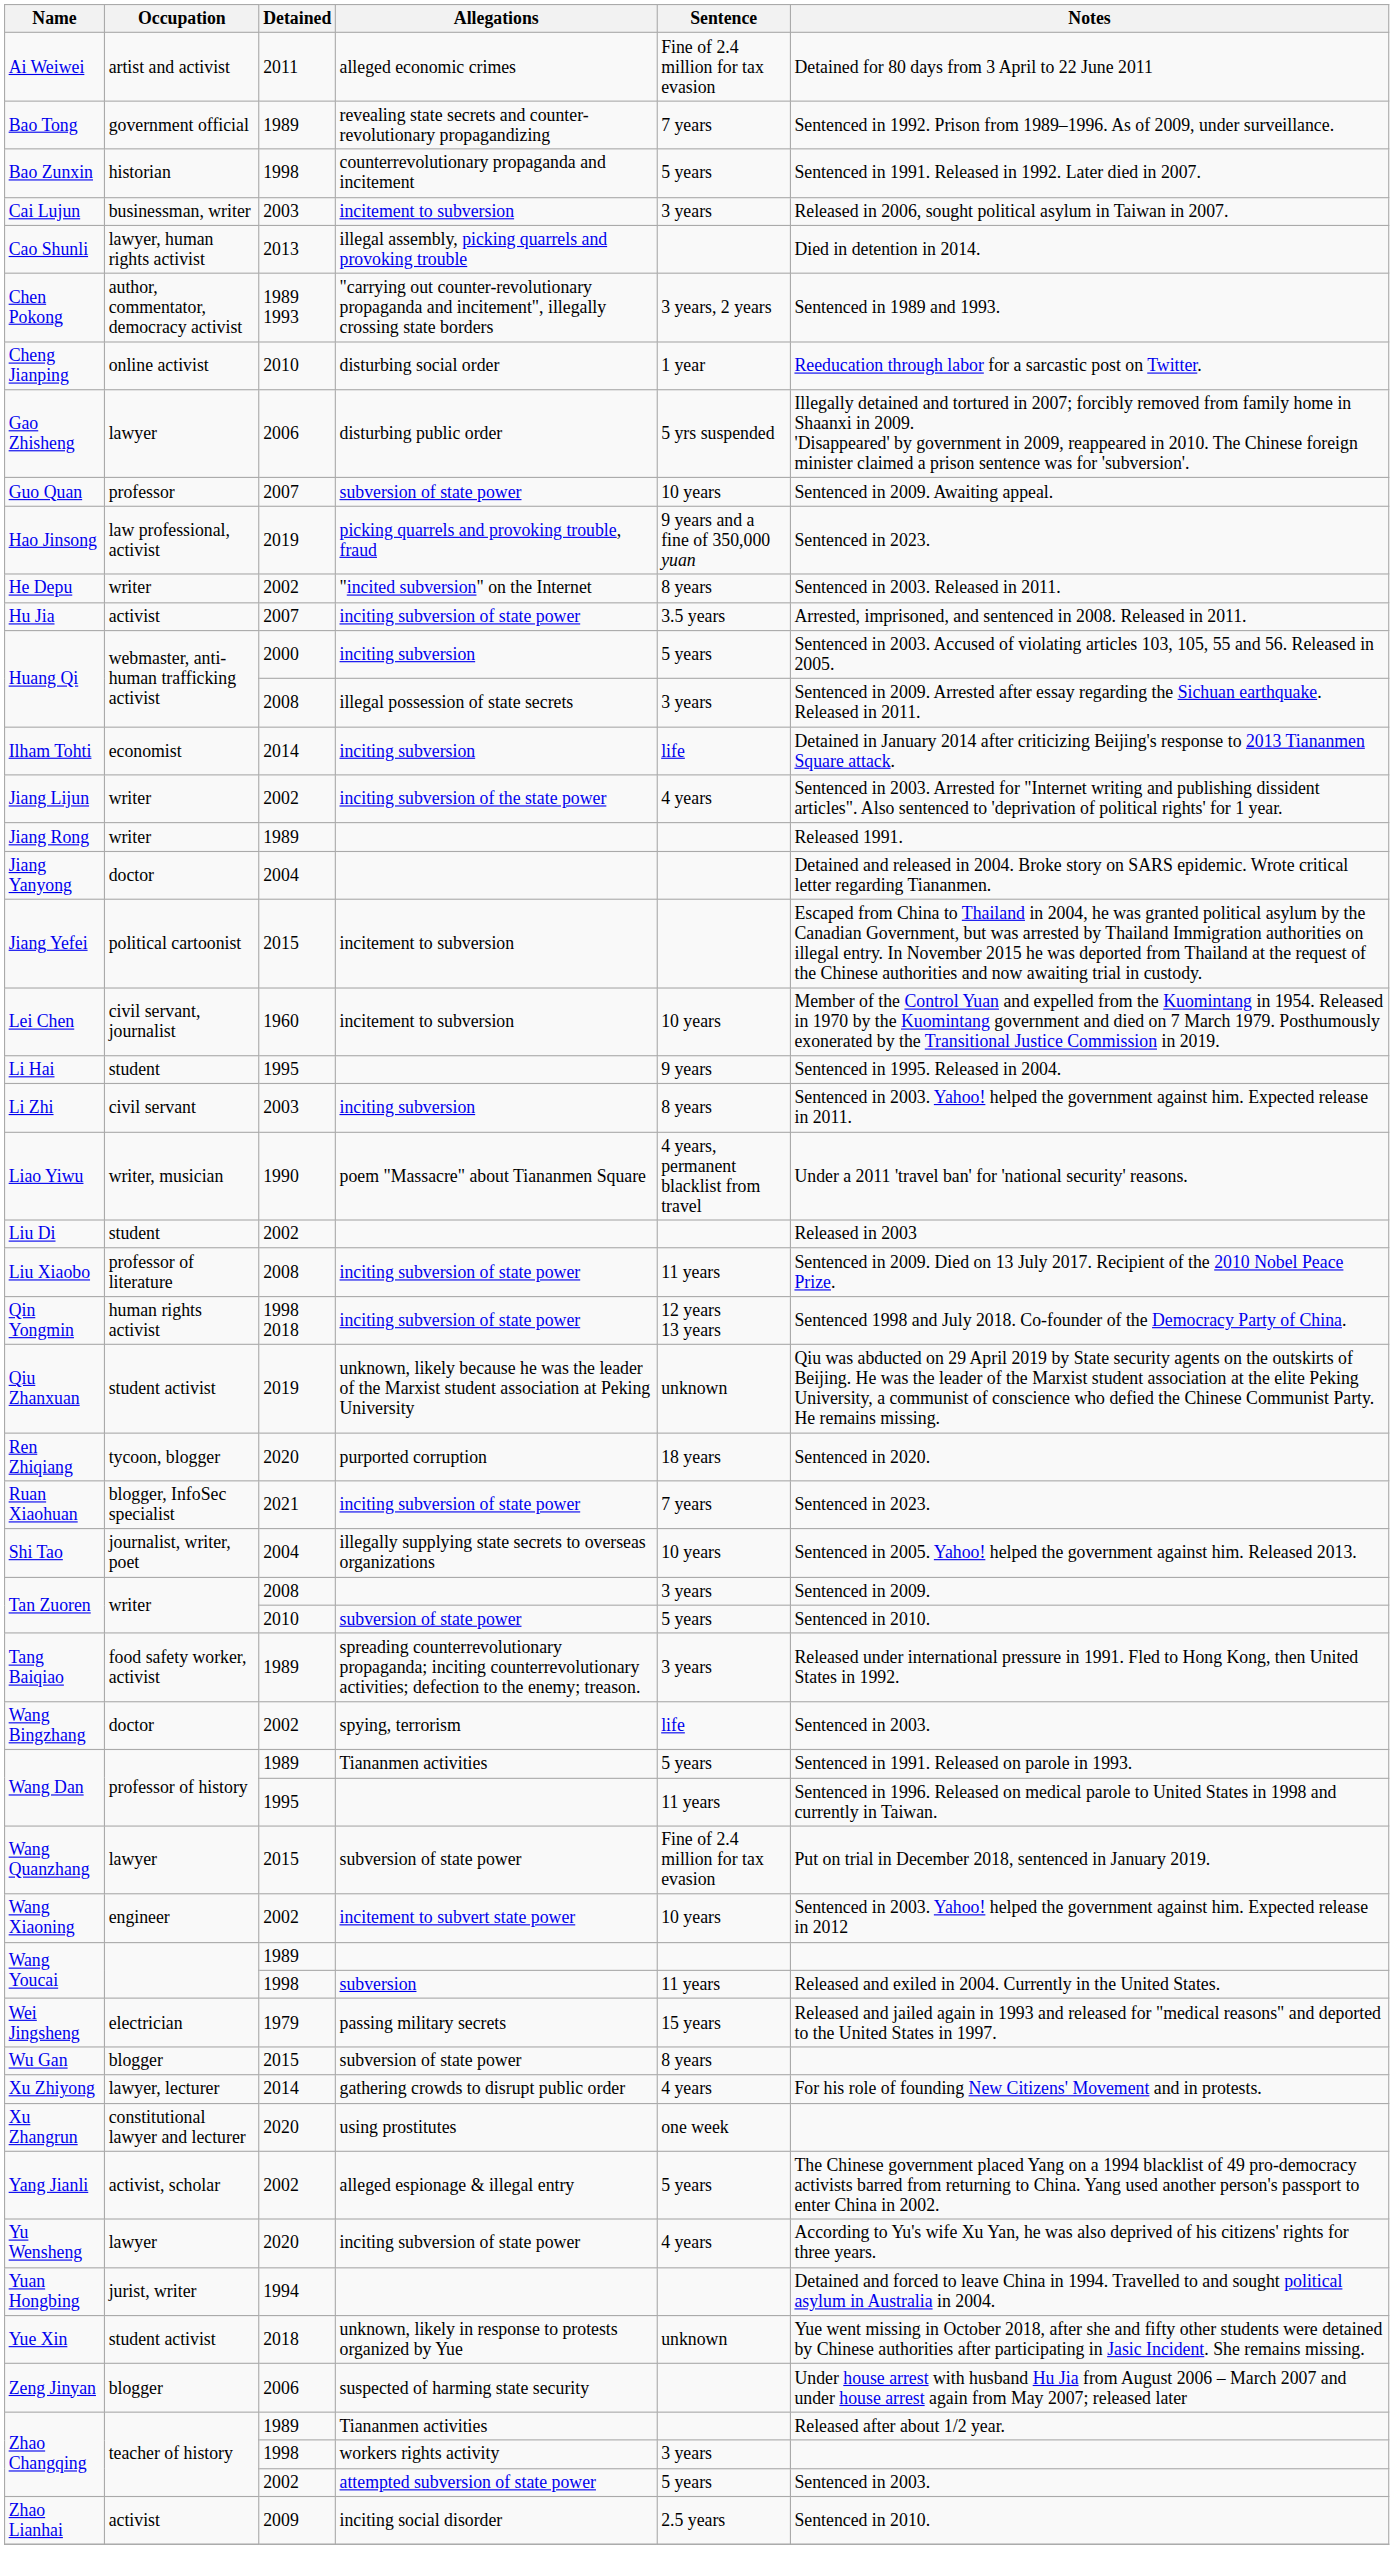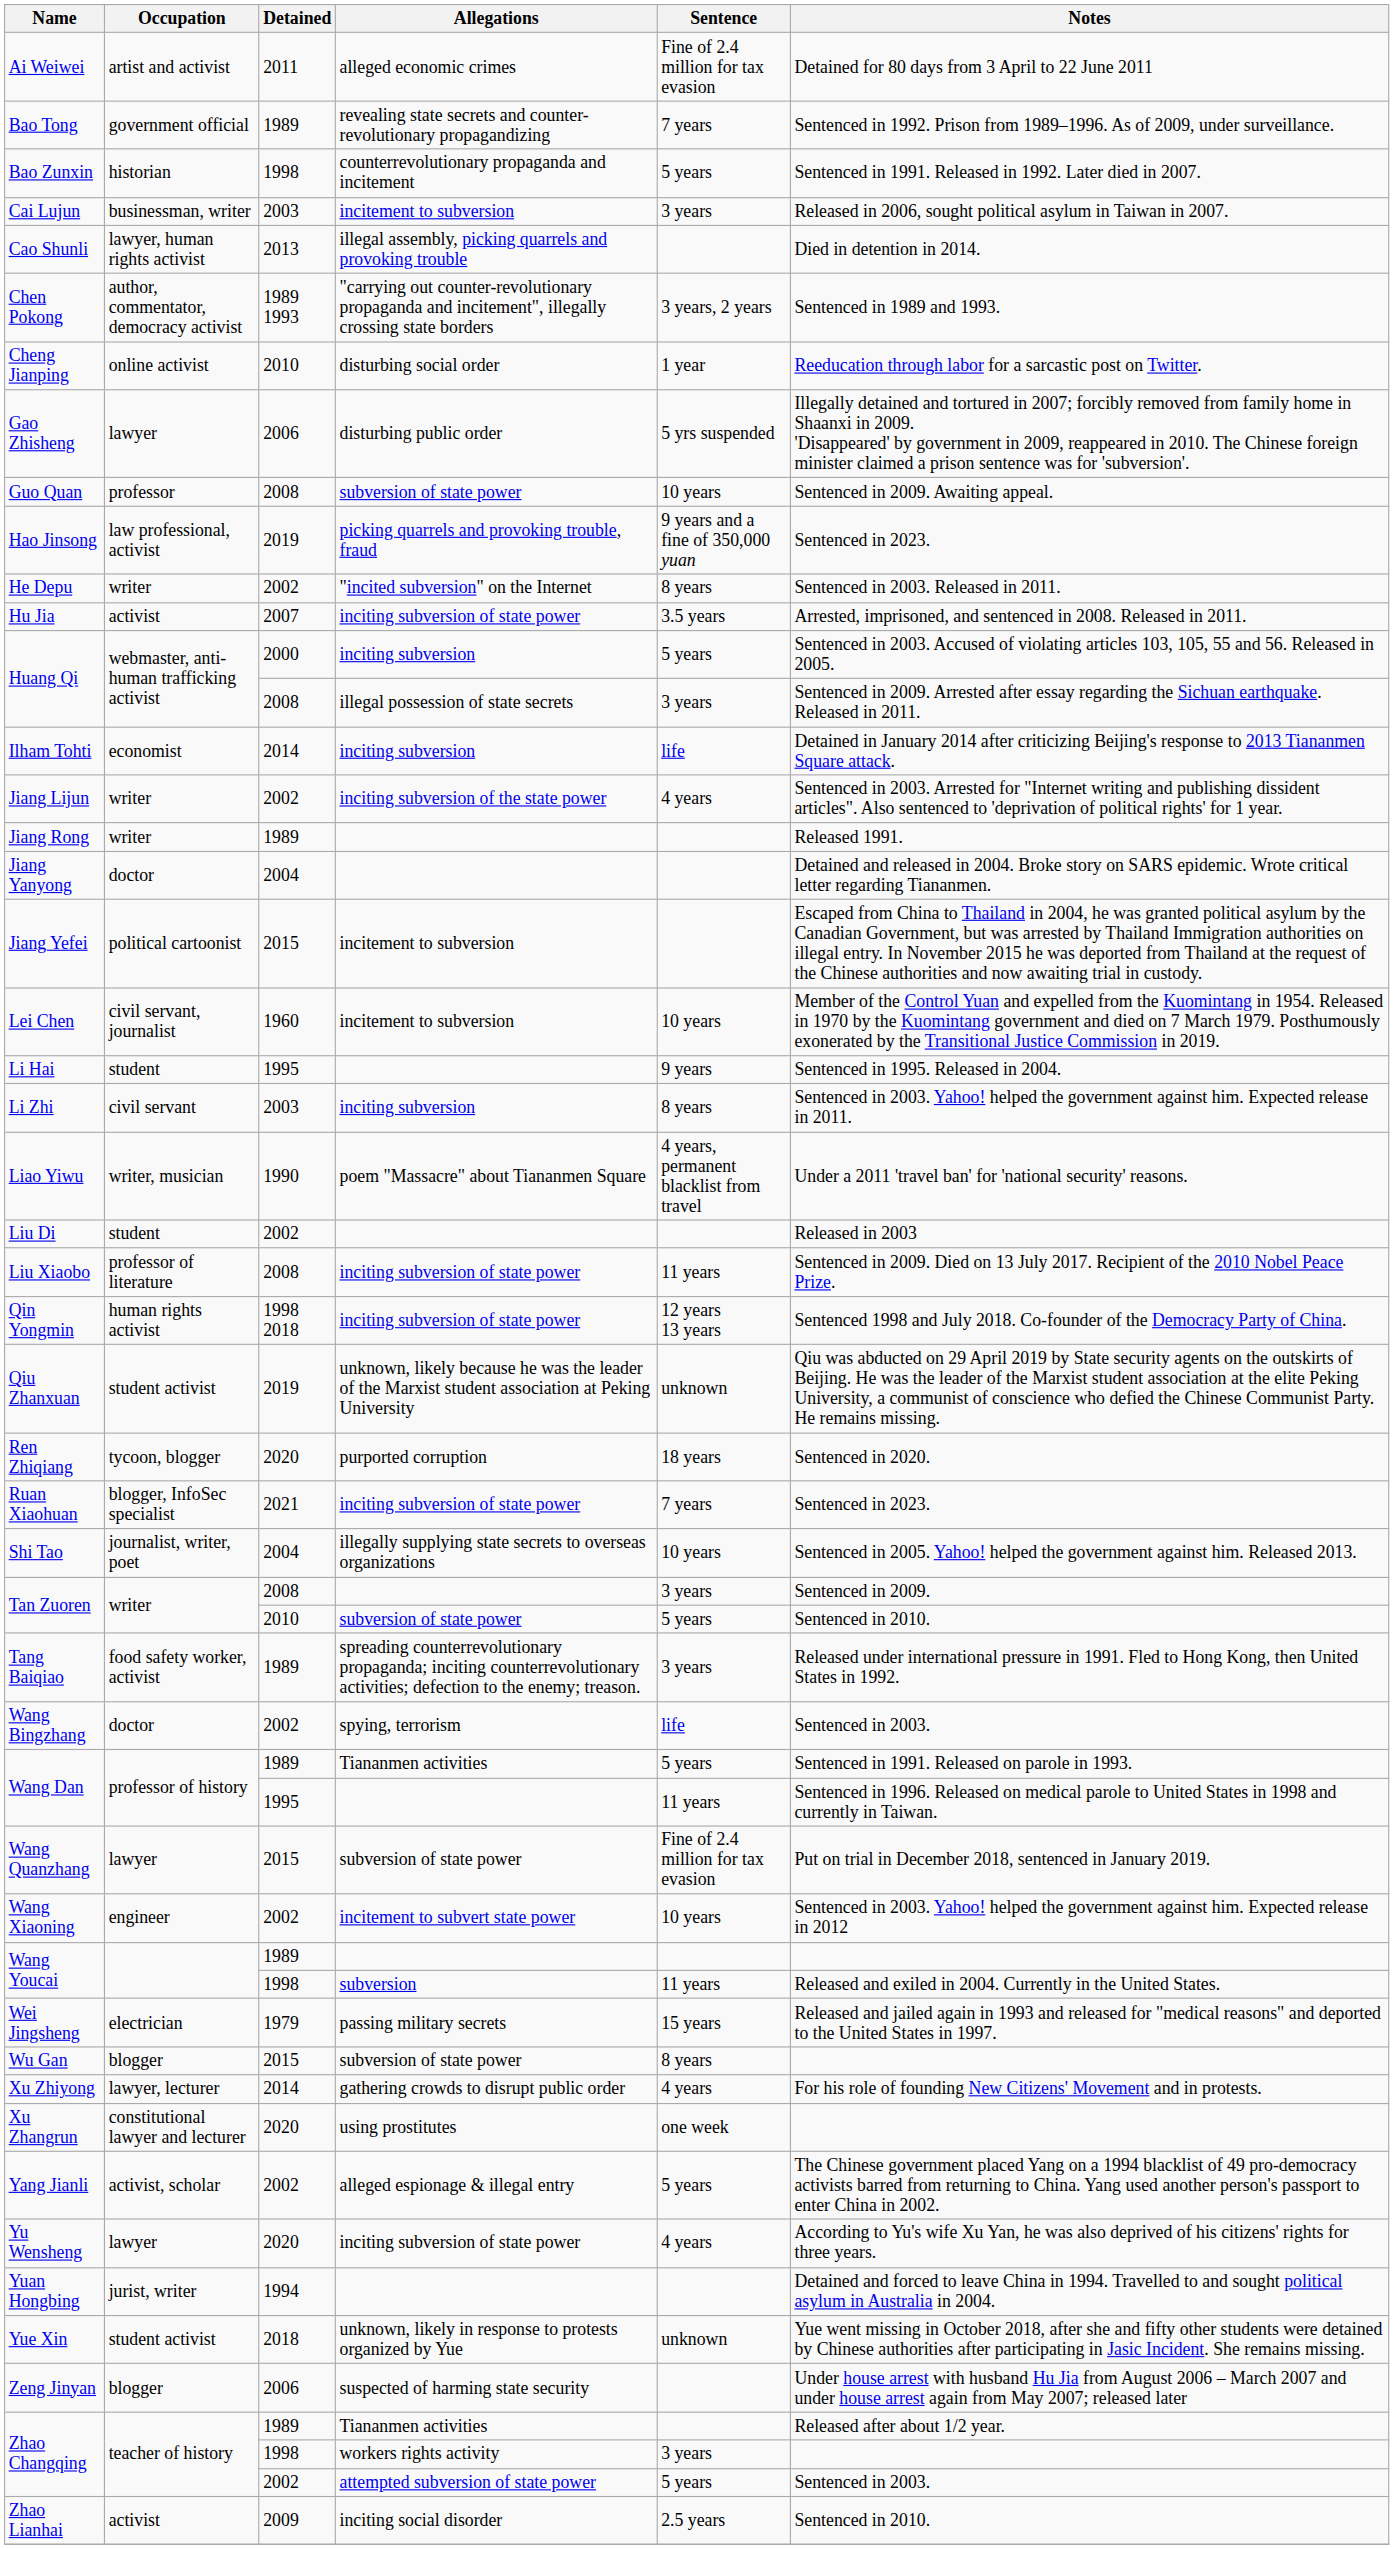(281, 491) 2007 -> (281, 491) 2008
